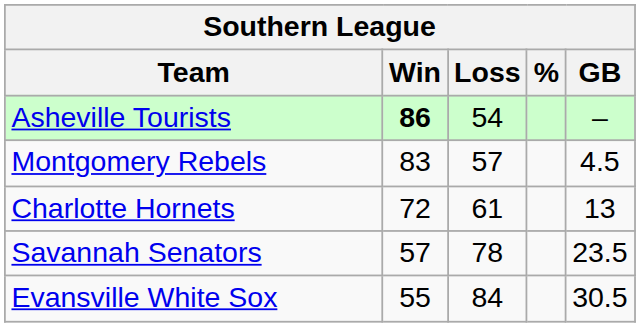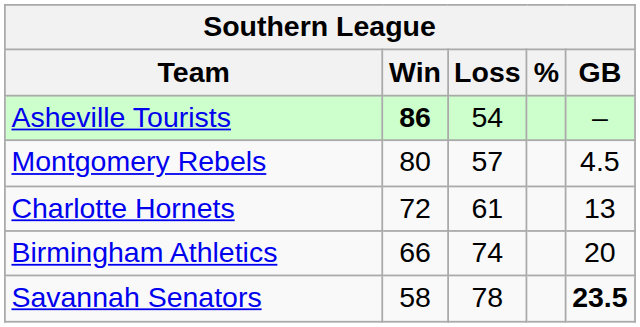(415, 162) 83 -> (415, 162) 80
+ row: (144, 252)
(415, 252) 57 -> (415, 298) 58
(600, 252) normal -> (600, 298) bold
- row: (144, 298)
